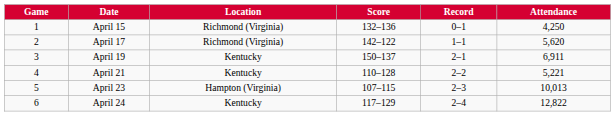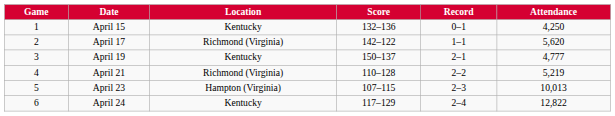(243, 27) Richmond (Virginia) -> (243, 27) Kentucky
(554, 57) 6,911 -> (554, 57) 4,777
(243, 73) Kentucky -> (243, 73) Richmond (Virginia)
(554, 73) 5,221 -> (554, 73) 5,219
